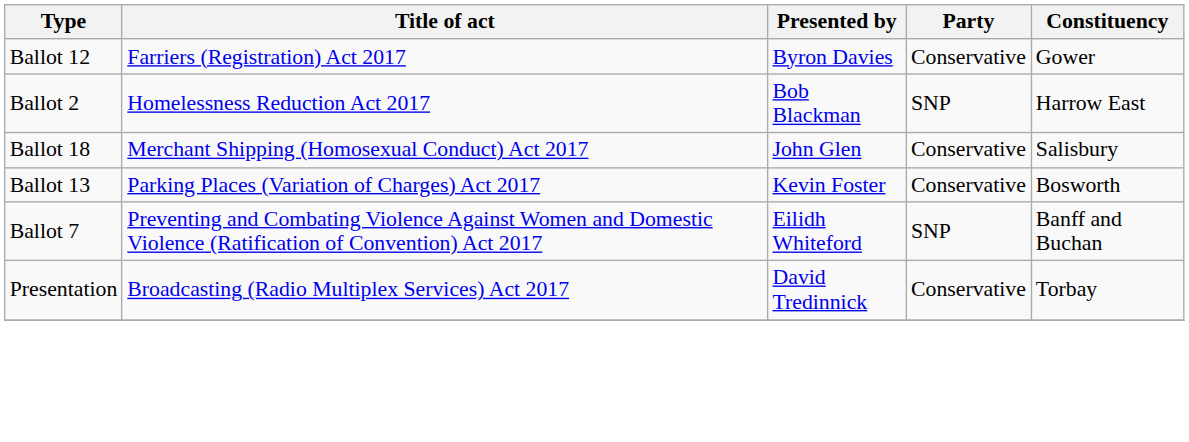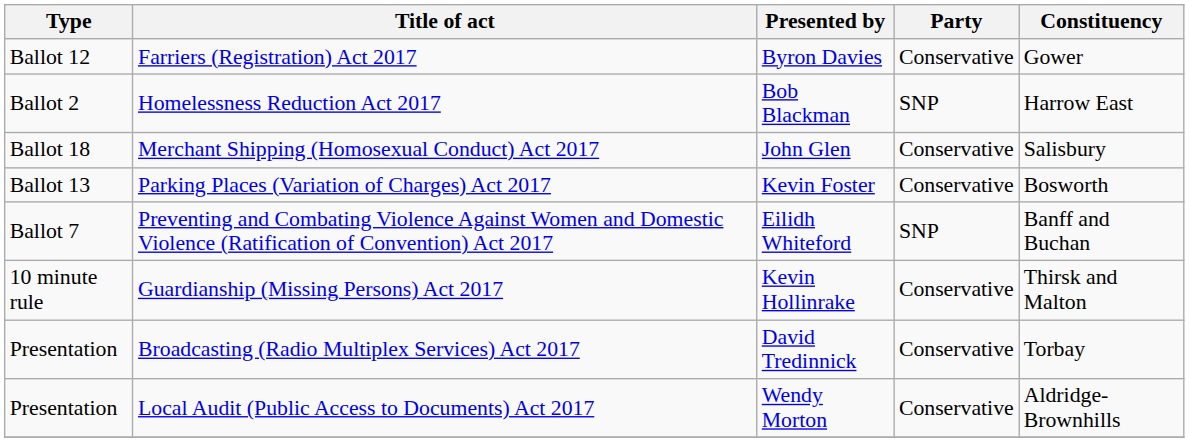+ row: (321, 290)
+ row: (366, 407)
